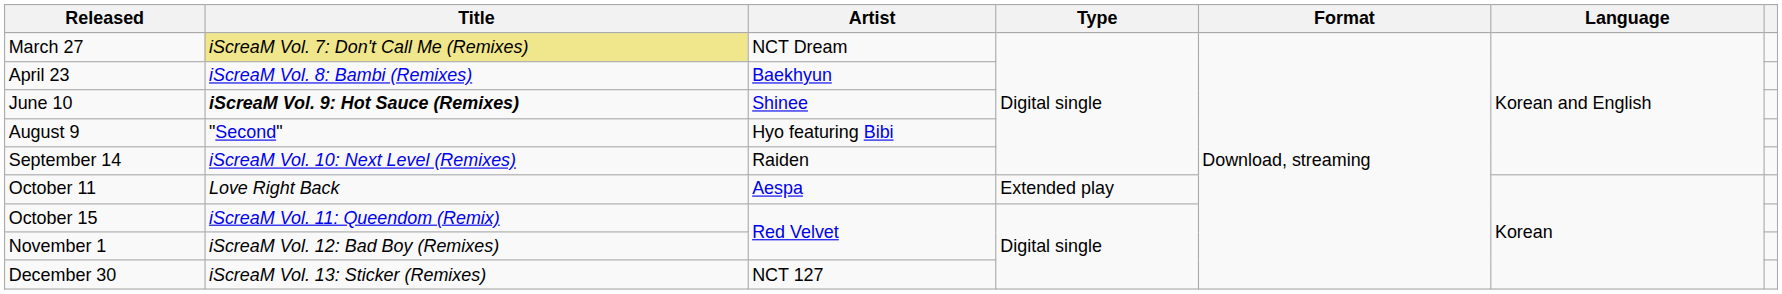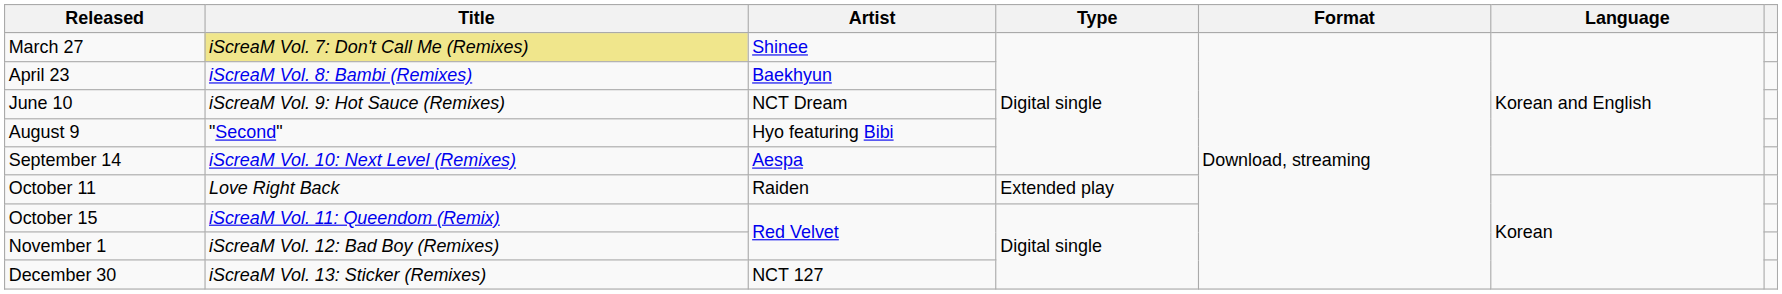(800, 47) NCT Dream -> (780, 47) Shinee
(364, 103) bold -> (357, 103) normal
(780, 103) Shinee -> (800, 103) NCT Dream
(781, 160) Raiden -> (778, 160) Aespa
(778, 189) Aespa -> (781, 189) Raiden
